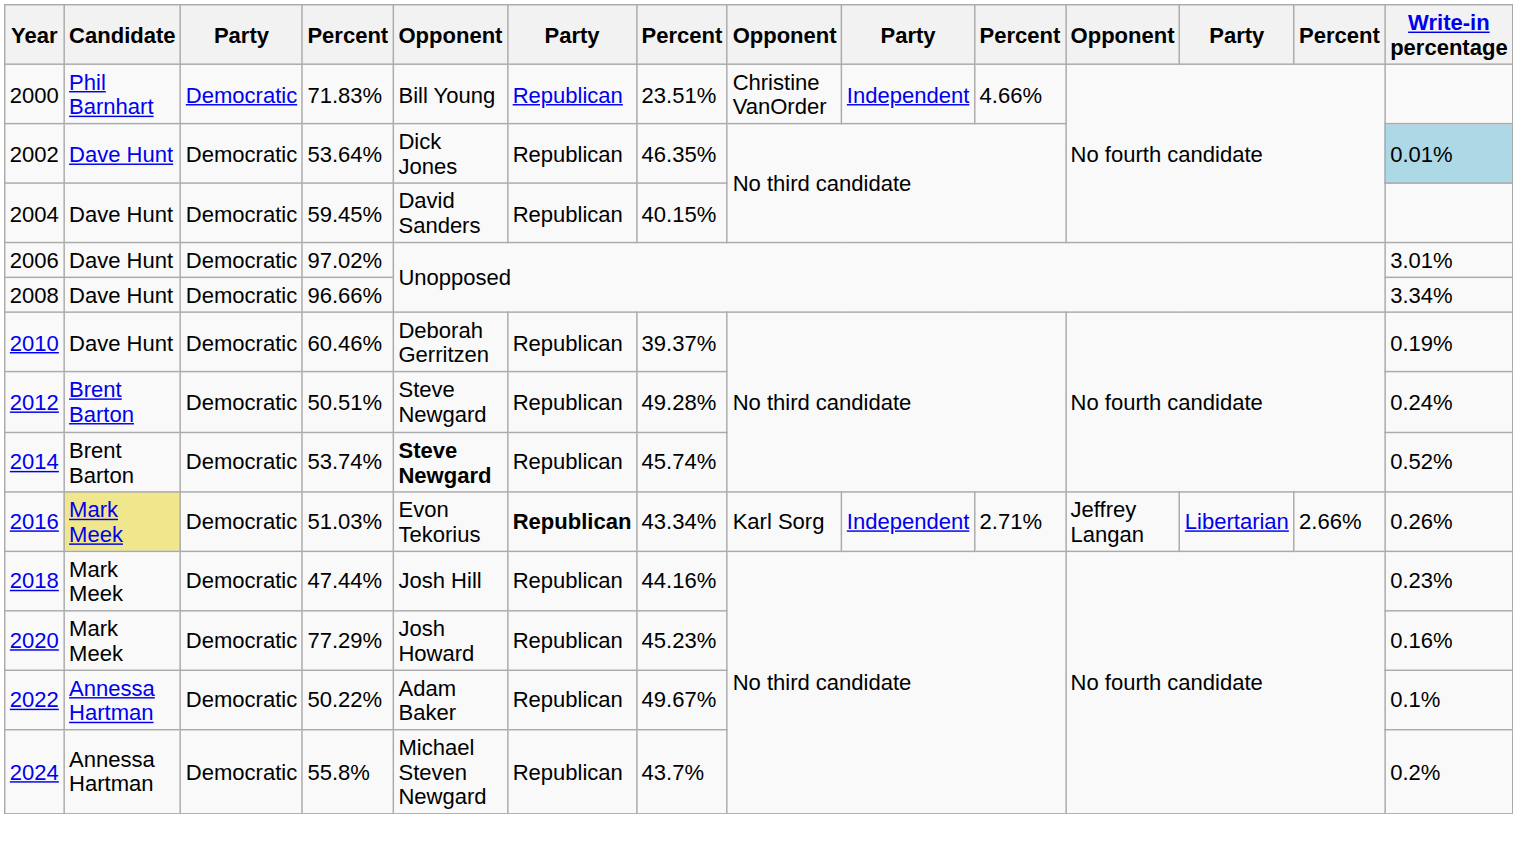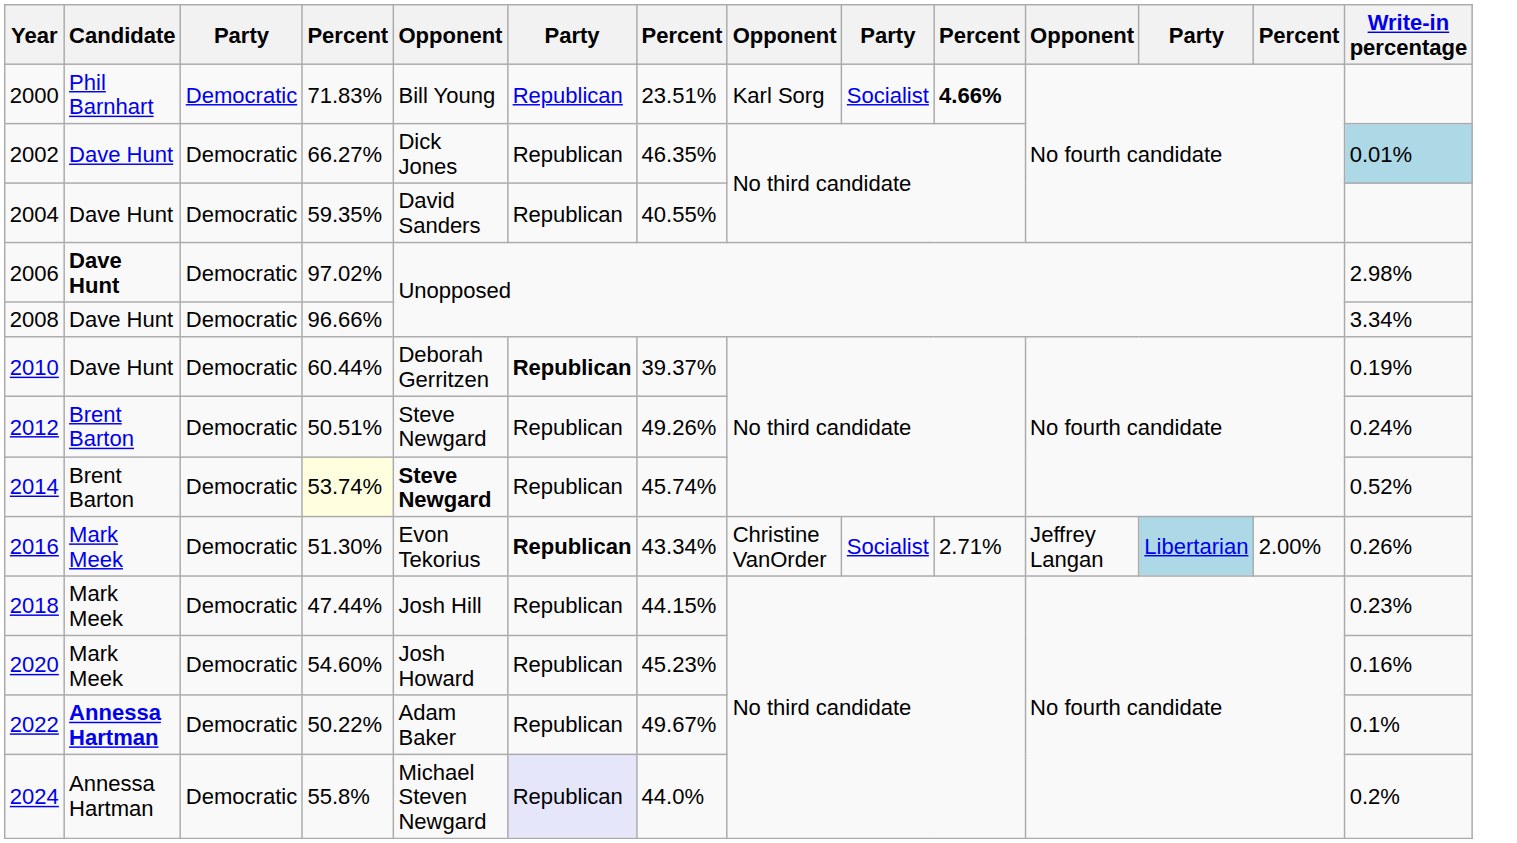(780, 94) Christine VanOrder -> (779, 94) Karl Sorg
(908, 94) Independent -> (888, 94) Socialist
(1011, 94) normal -> (970, 94) bold
(345, 154) 53.64% -> (345, 154) 66.27%
(345, 213) 59.45% -> (345, 213) 59.35%
(679, 213) 40.15% -> (679, 213) 40.55%
(121, 260) normal -> (95, 273) bold
(1421, 260) 3.01% -> (1381, 273) 2.98%
(345, 342) 60.46% -> (345, 367) 60.44%
(568, 342) normal -> (572, 367) bold
(679, 402) 49.28% -> (679, 427) 49.26%
(345, 462) no background -> (345, 486) lightyellow background
(96, 521) khaki background -> (96, 546) no background
(345, 521) 51.03% -> (345, 546) 51.30%
(779, 521) Karl Sorg -> (780, 546) Christine VanOrder
(908, 521) Independent -> (888, 546) Socialist
(1237, 521) no background -> (1196, 546) lightblue background
(1330, 521) 2.66% -> (1290, 546) 2.00%
(679, 581) 44.16% -> (679, 605) 44.15%
(345, 640) 77.29% -> (345, 665) 54.60%
(112, 700) normal -> (115, 724) bold
(568, 772) no background -> (568, 796) lavender background
(673, 772) 43.7% -> (673, 796) 44.0%
